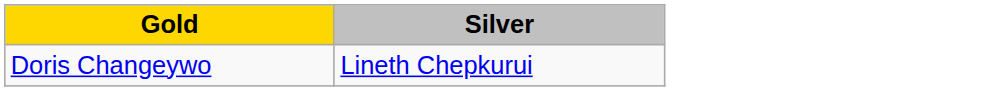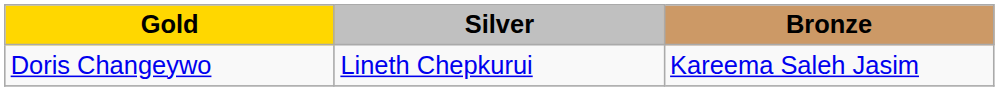+ column: (829, 24)
